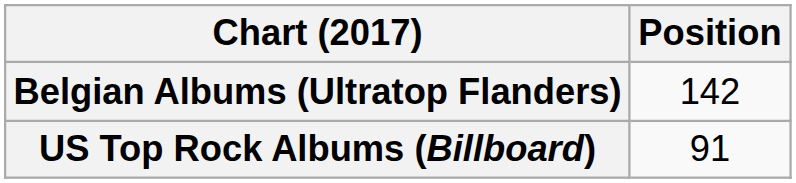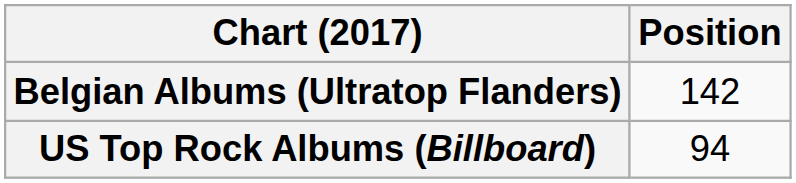(710, 148) 91 -> (710, 148) 94
